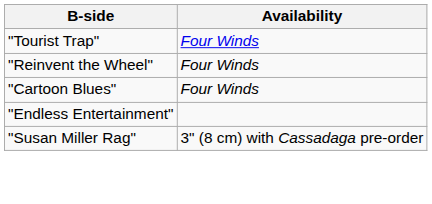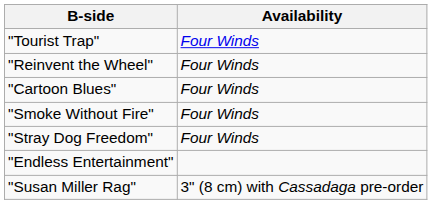+ row: (81, 114)
+ row: (80, 138)
